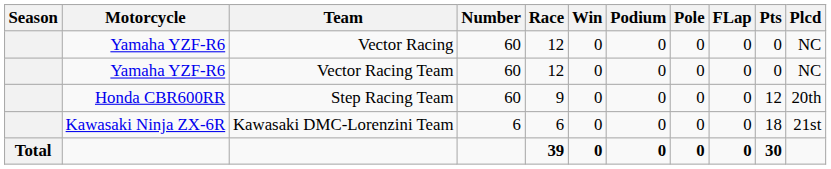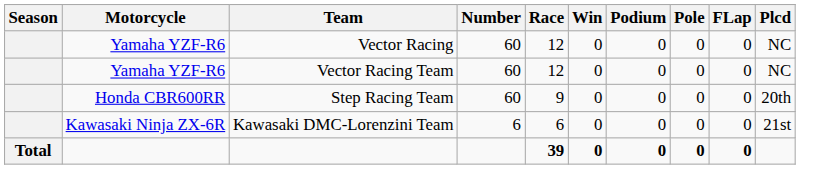- column: (771, 17)
